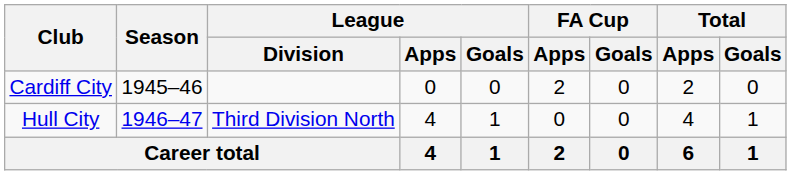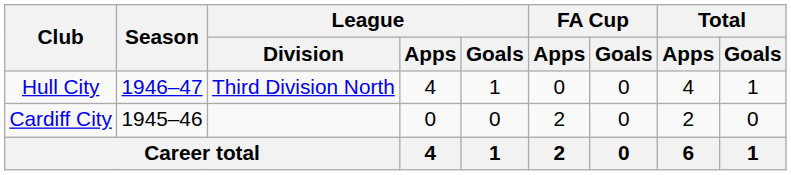rows swapped: (61, 86) <-> (61, 119)
